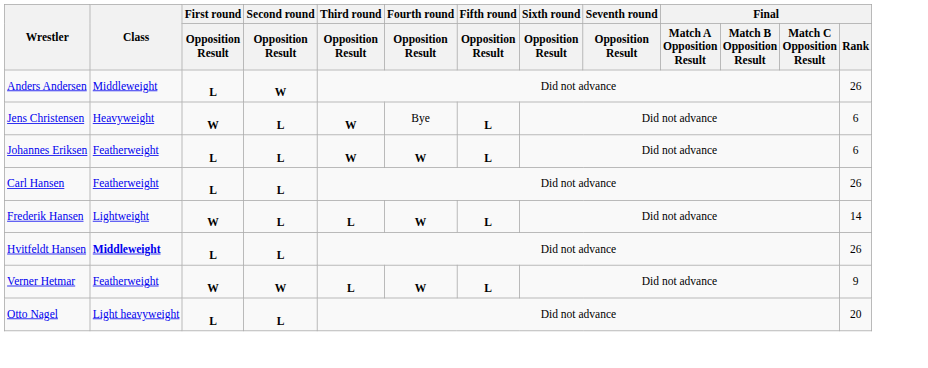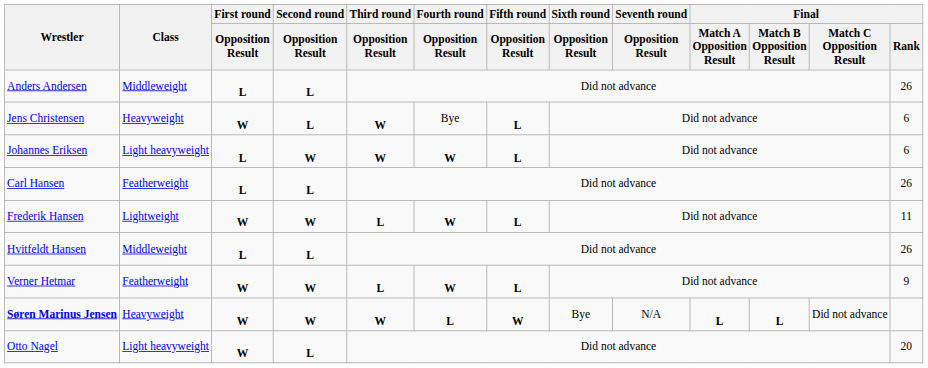(281, 93) W -> (310, 93) L
(126, 151) Featherweight -> (166, 151) Light heavyweight
(281, 158) L -> (310, 158) W
(281, 223) L -> (310, 223) W
(856, 216) 14 -> (906, 216) 11
(127, 249) bold -> (155, 249) normal
+ row: (62, 314)
(213, 321) L -> (243, 353) W
